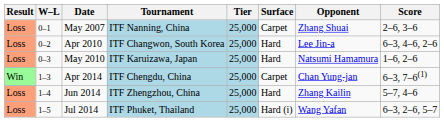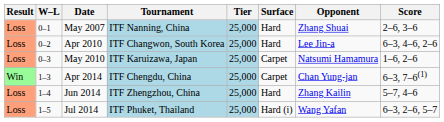(274, 28) Carpet -> (271, 28) Hard
(271, 59) Hard -> (274, 59) Carpet
